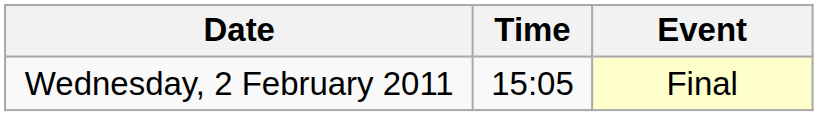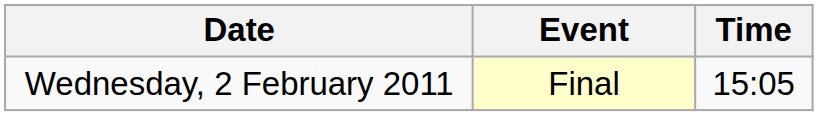columns swapped: (533, 30) <-> (702, 30)
